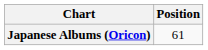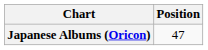(178, 34) 61 -> (178, 34) 47
